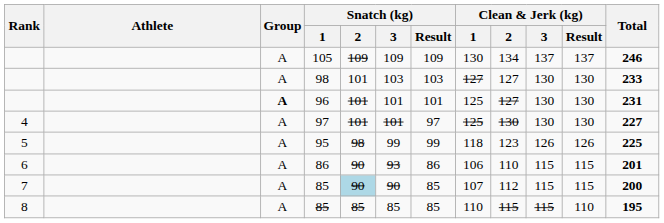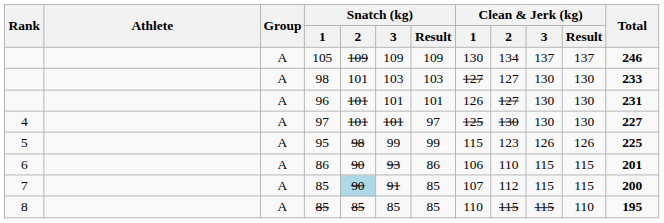(282, 100) bold -> (282, 100) normal
(473, 100) 125 -> (473, 100) 126
(473, 143) 118 -> (473, 143) 115
(393, 185) 90 -> (393, 185) 91
